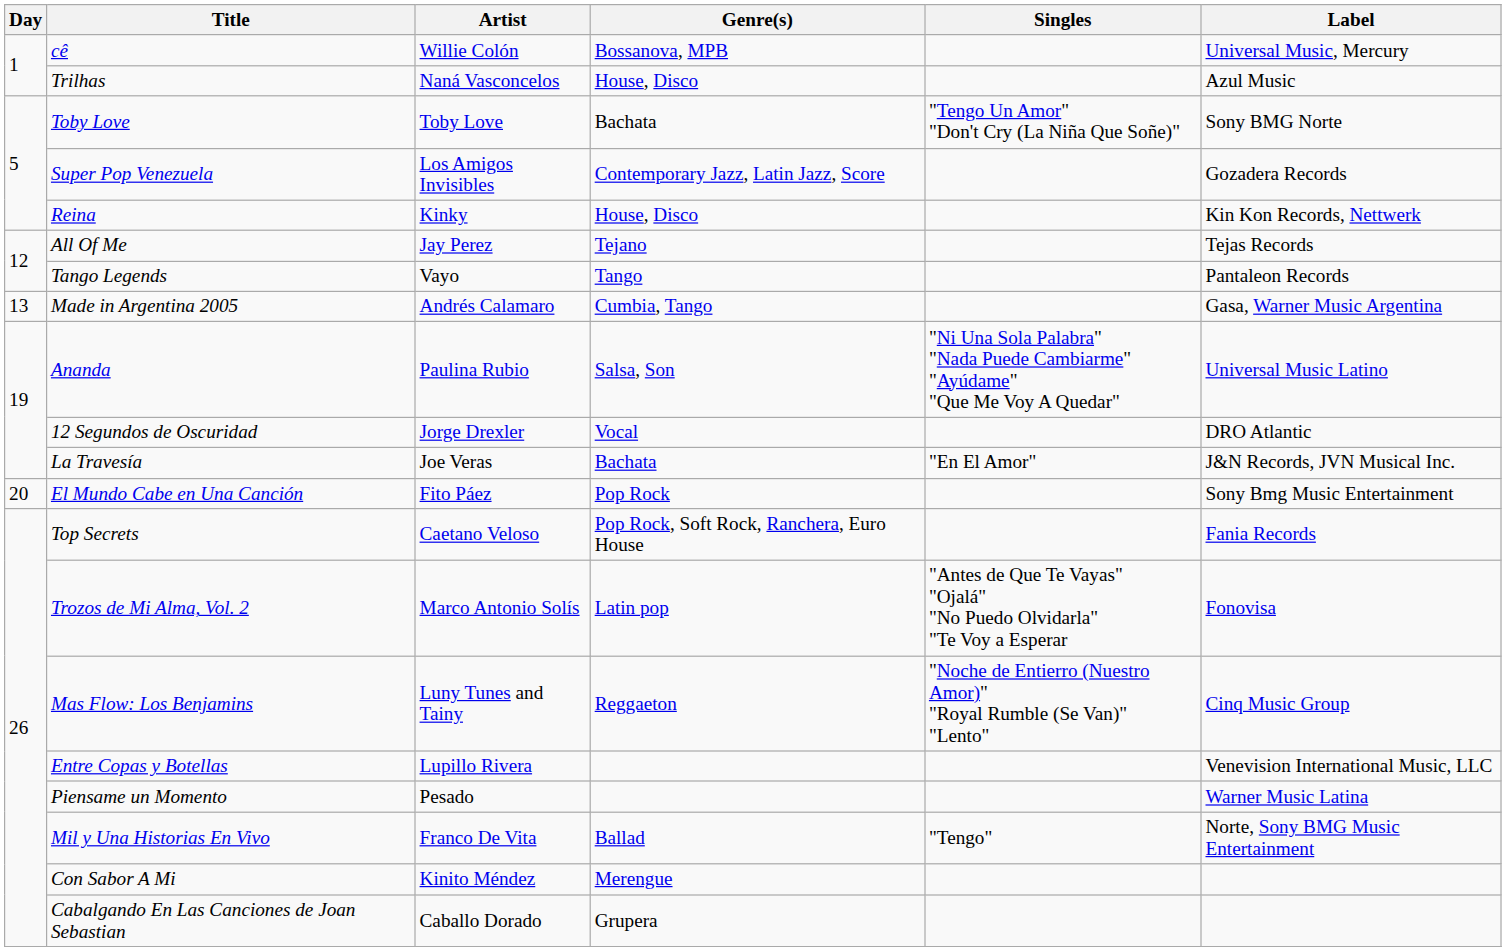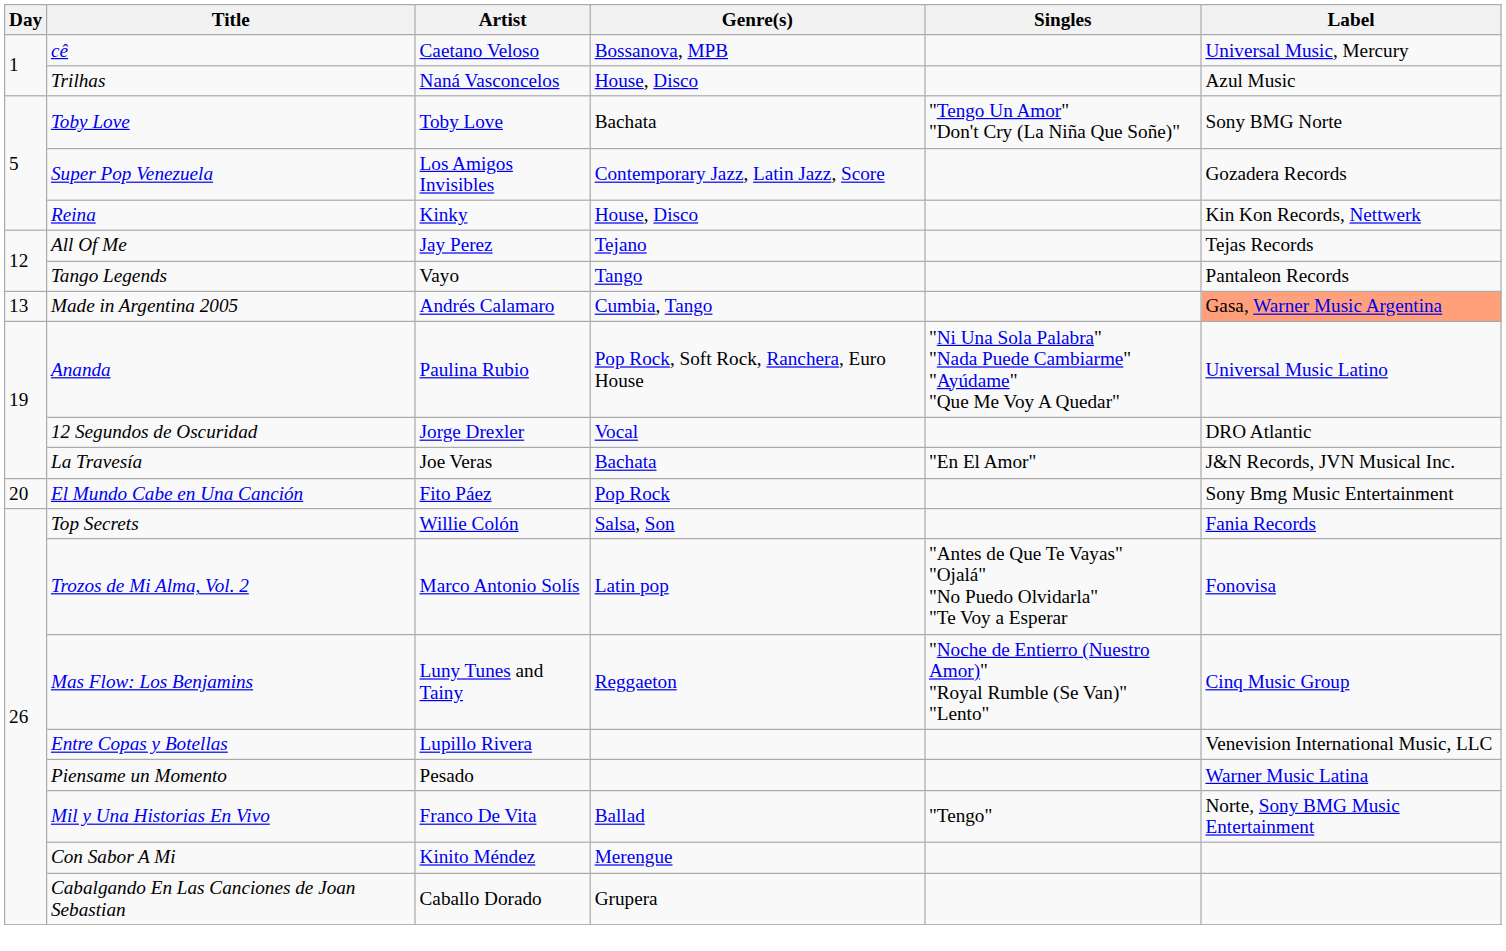(469, 50) Willie Colón -> (479, 50) Caetano Veloso
(1324, 306) no background -> (1324, 306) lightsalmon background
(635, 369) Salsa, Son -> (740, 369) Pop Rock, Soft Rock, Ranchera, Euro House
(479, 534) Caetano Veloso -> (469, 523) Willie Colón
(740, 534) Pop Rock, Soft Rock, Ranchera, Euro House -> (635, 523) Salsa, Son
